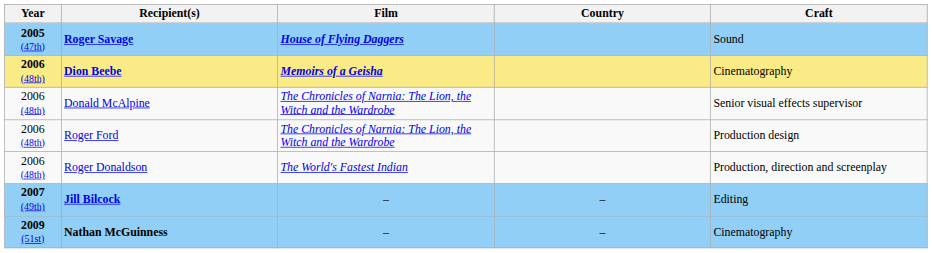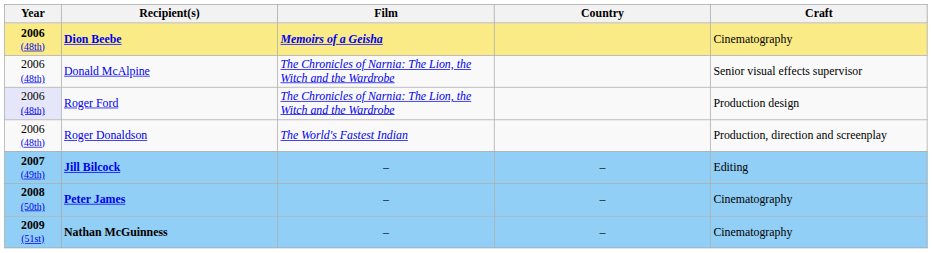- row: (99, 39)
(33, 135) no background -> (33, 103) lavender background
+ row: (95, 199)
